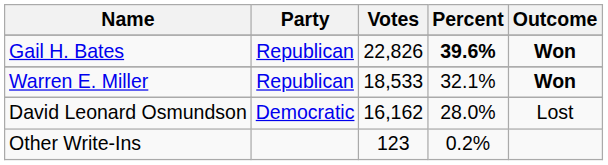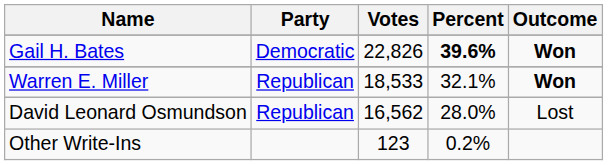(305, 50) Republican -> (305, 50) Democratic
(305, 112) Democratic -> (305, 112) Republican
(393, 112) 16,162 -> (393, 112) 16,562
